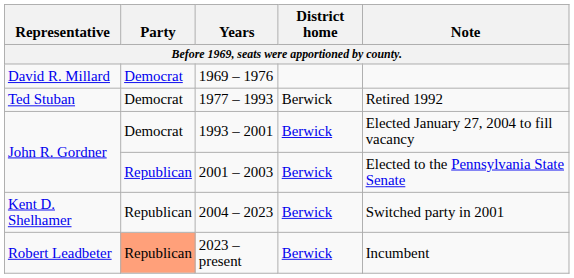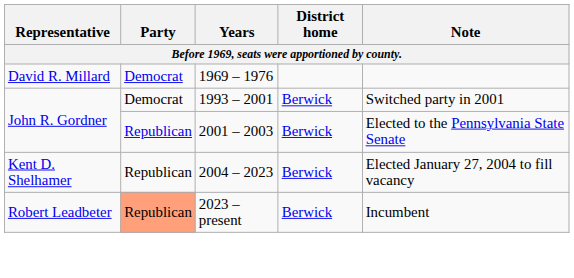- row: (236, 99)
(459, 131) Elected January 27, 2004 to fill vacancy -> (435, 99) Switched party in 2001
(435, 212) Switched party in 2001 -> (459, 172) Elected January 27, 2004 to fill vacancy
